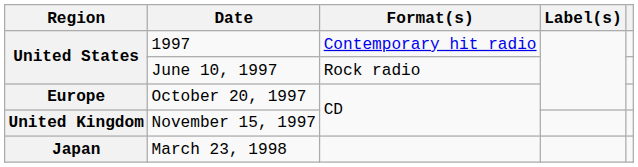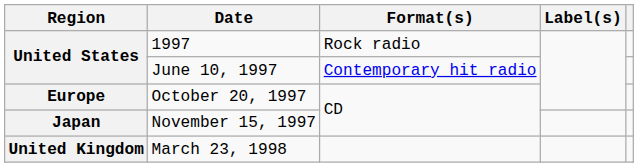(430, 44) Contemporary hit radio -> (372, 44) Rock radio
(372, 70) Rock radio -> (430, 70) Contemporary hit radio
(76, 123) United Kingdom -> (76, 123) Japan
(76, 149) Japan -> (76, 149) United Kingdom
